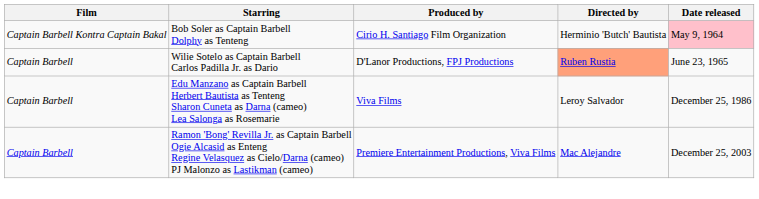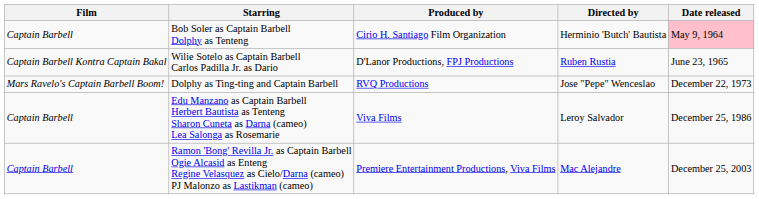(87, 34) Captain Barbell Kontra Captain Bakal -> (40, 34) Captain Barbell
(40, 62) Captain Barbell -> (87, 62) Captain Barbell Kontra Captain Bakal
(588, 62) lightsalmon background -> (588, 62) no background
+ row: (255, 84)
